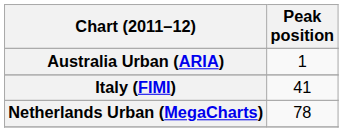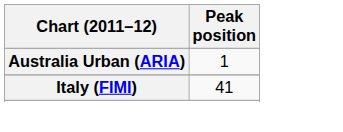- row: (136, 113)
